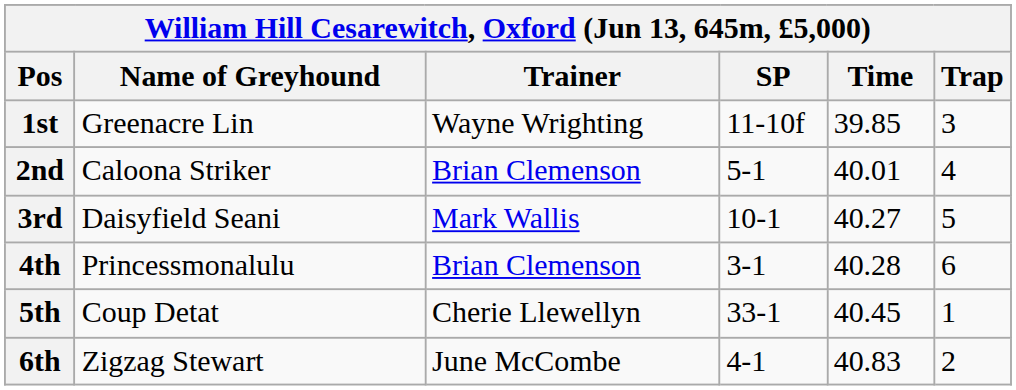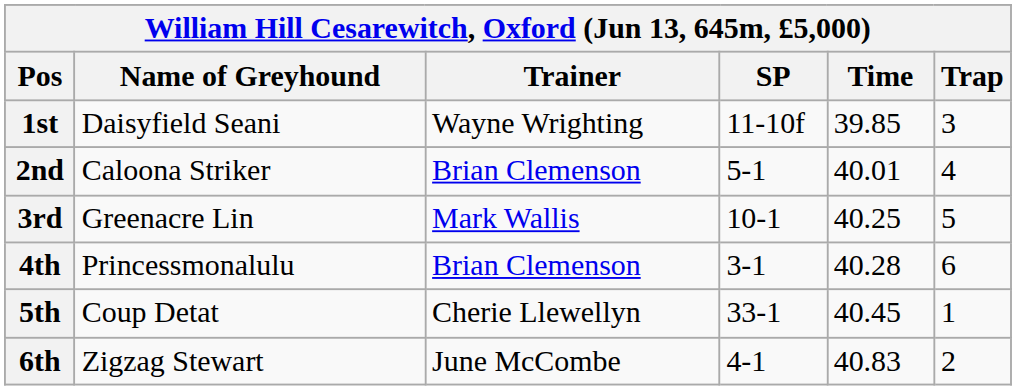(168, 123) Greenacre Lin -> (181, 123) Daisyfield Seani
(181, 218) Daisyfield Seani -> (168, 218) Greenacre Lin
(867, 218) 40.27 -> (867, 218) 40.25
